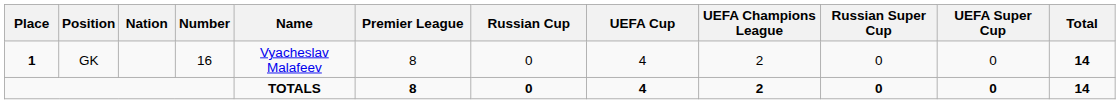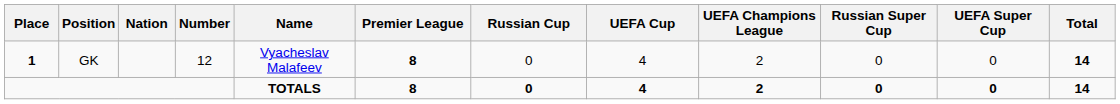(204, 59) 16 -> (204, 59) 12
(413, 59) normal -> (413, 59) bold
